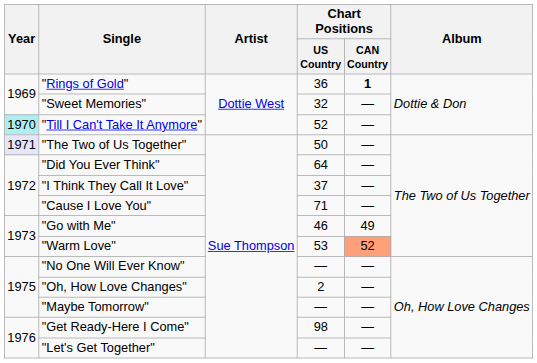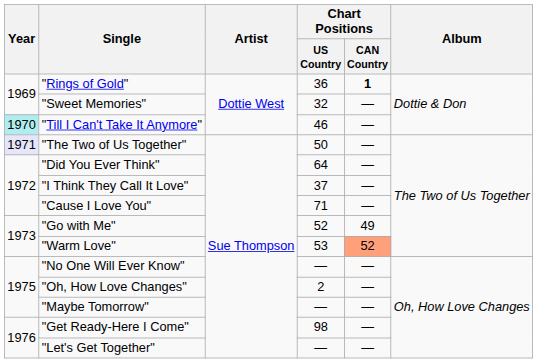(321, 124) 52 -> (321, 124) 46
(321, 226) 46 -> (321, 226) 52
